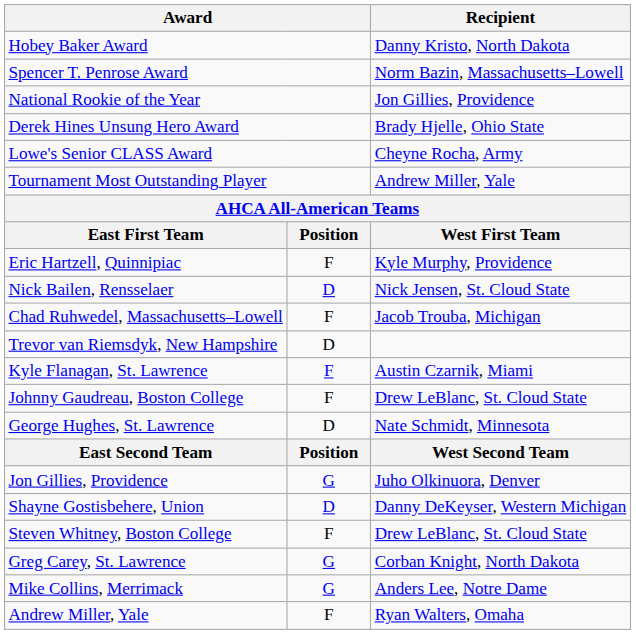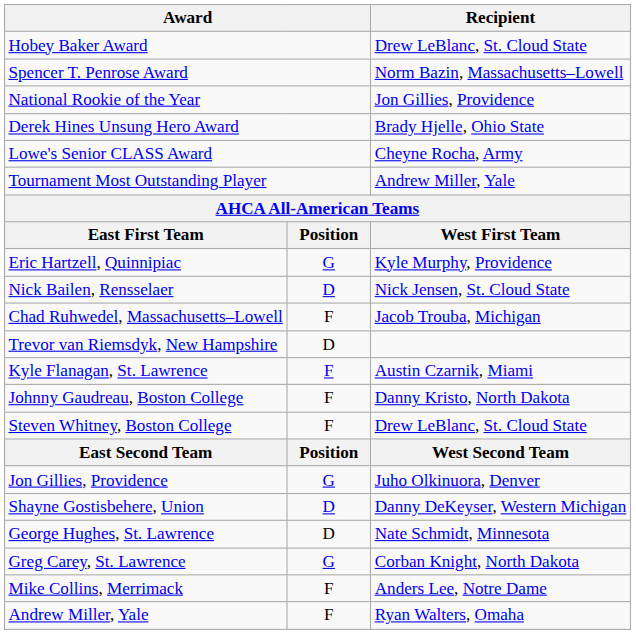(472, 45) Danny Kristo, North Dakota -> (481, 45) Drew LeBlanc, St. Cloud State
(329, 262) F -> (329, 262) G
(481, 398) Drew LeBlanc, St. Cloud State -> (472, 398) Danny Kristo, North Dakota
rows swapped: (120, 533) <-> (111, 425)
(329, 588) G -> (329, 588) F
